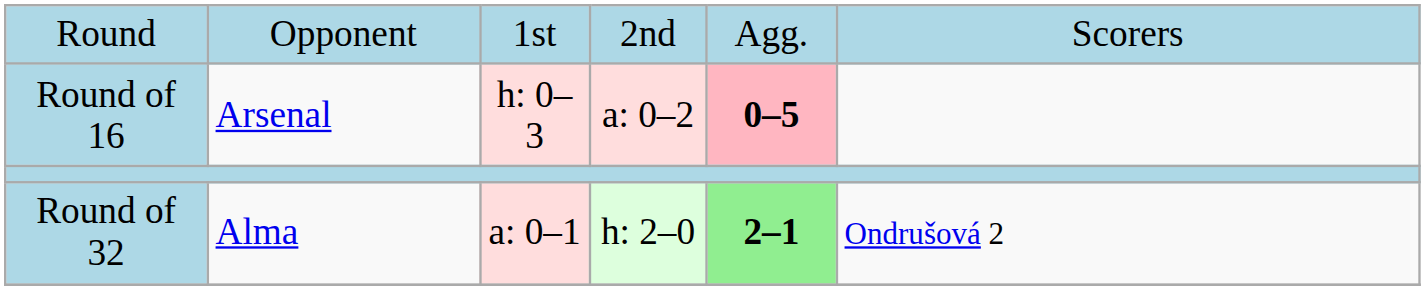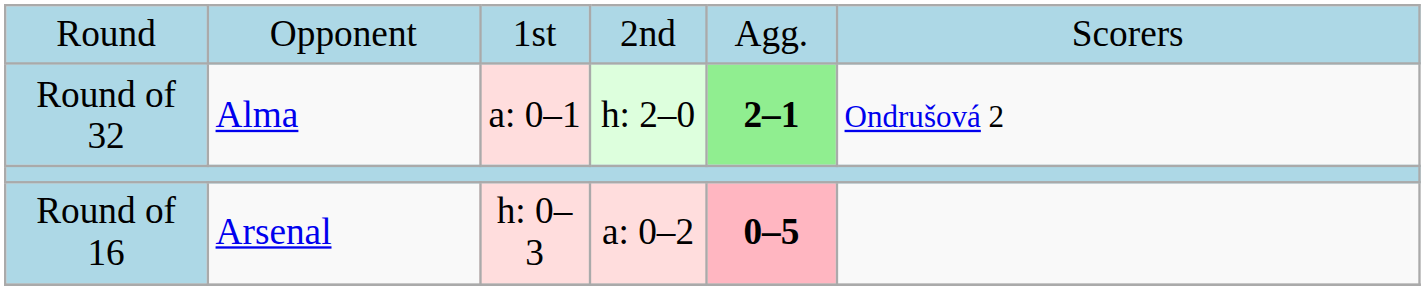rows swapped: (106, 232) <-> (106, 114)
